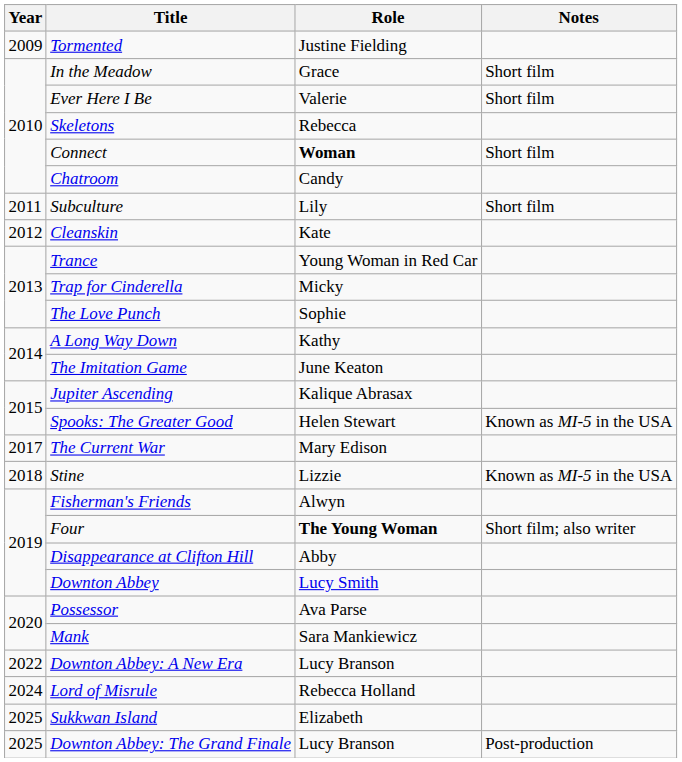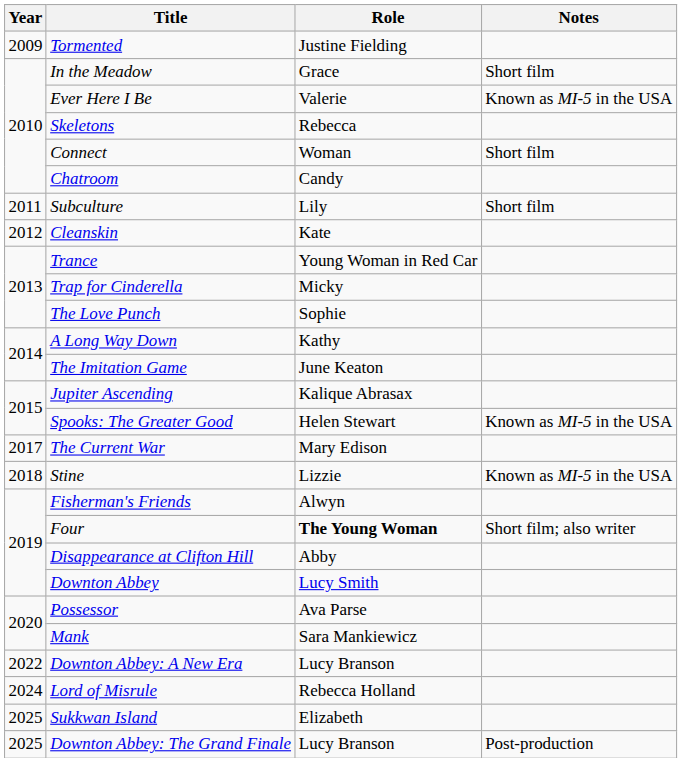(520, 98) Short film -> (579, 98) Known as MI-5 in the USA
(327, 152) bold -> (325, 152) normal
